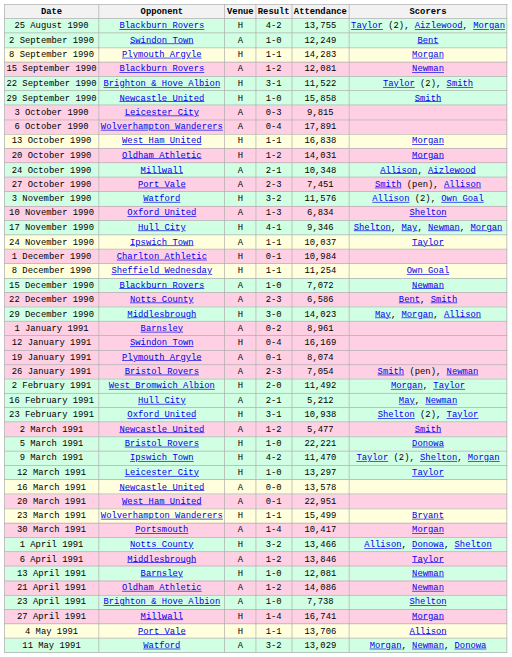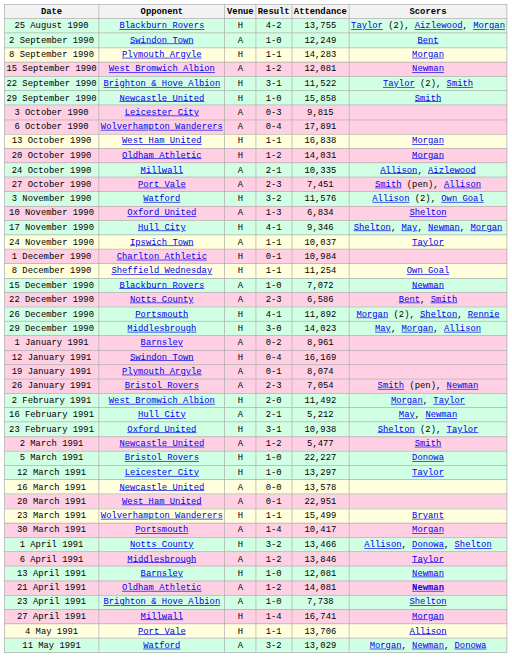(162, 69) Blackburn Rovers -> (162, 69) West Bromwich Albion
(320, 170) 10,348 -> (320, 170) 10,335
+ row: (52, 314)
(320, 444) 22,221 -> (320, 458) 22,227
- row: (52, 458)
(320, 588) 14,086 -> (320, 588) 14,081
(428, 588) normal -> (428, 588) bold
